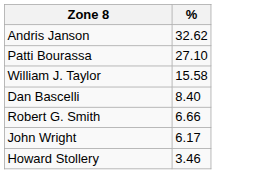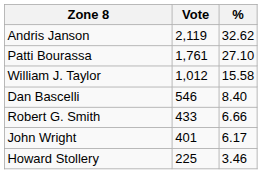+ column: (196, 14)
